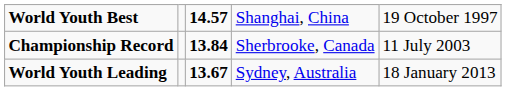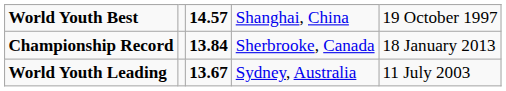(426, 45) 11 July 2003 -> (439, 45) 18 January 2013
(439, 72) 18 January 2013 -> (426, 72) 11 July 2003
